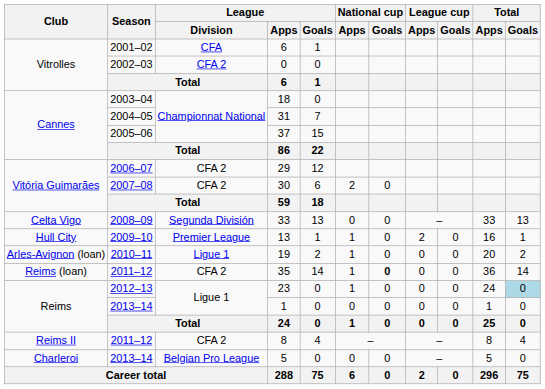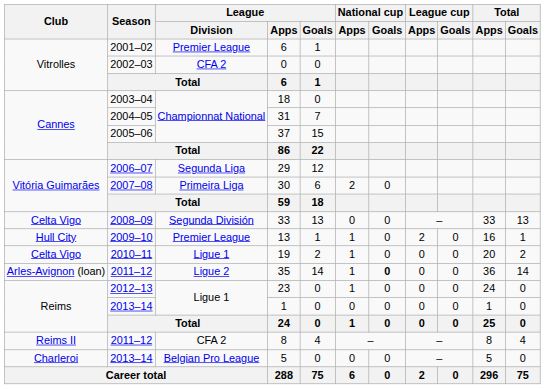(211, 47) CFA -> (211, 47) Premier League
(211, 168) CFA 2 -> (211, 168) Segunda Liga
(211, 185) CFA 2 -> (211, 185) Primeira Liga
(56, 254) Arles-Avignon (loan) -> (56, 254) Celta Vigo
(56, 271) Reims (loan) -> (56, 271) Arles-Avignon (loan)
(211, 271) CFA 2 -> (211, 271) Ligue 2
(523, 289) lightblue background -> (523, 289) no background
